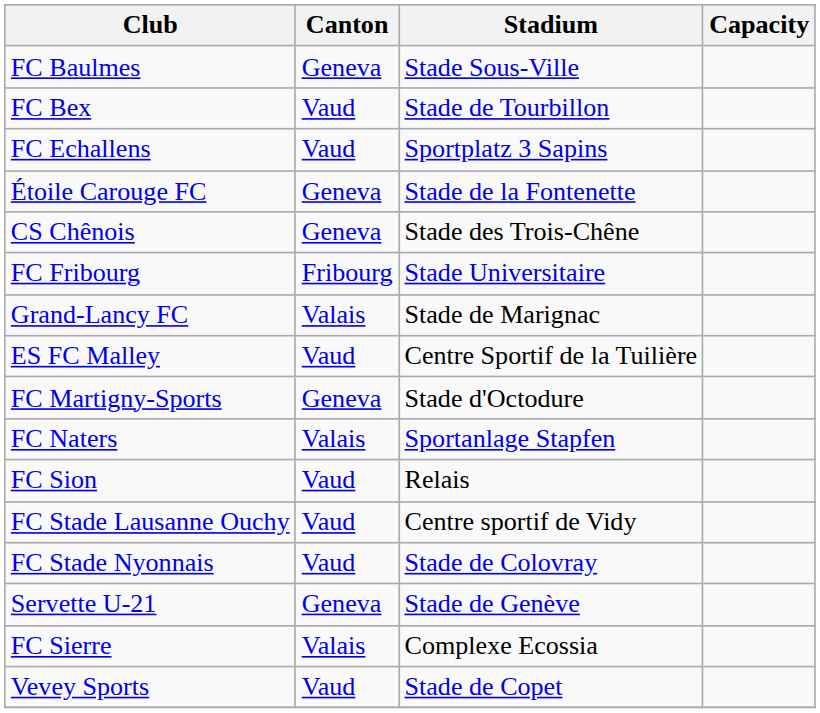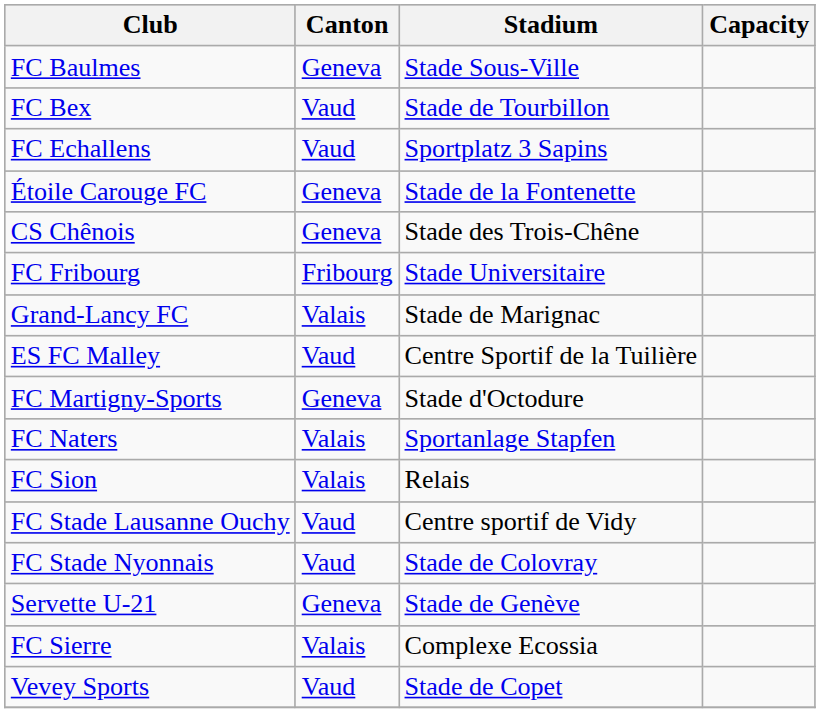(329, 480) Vaud -> (334, 480) Valais
